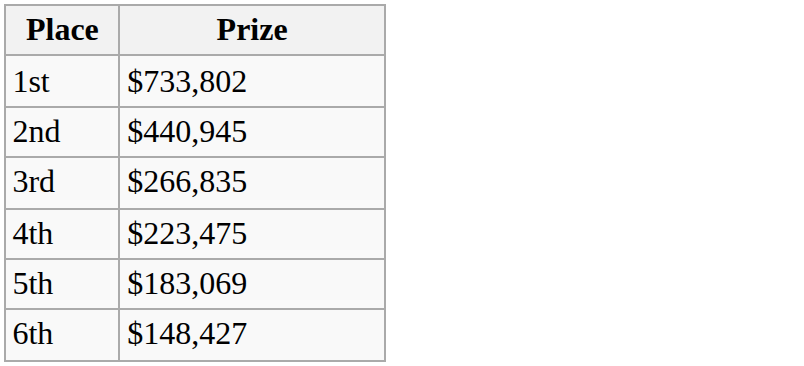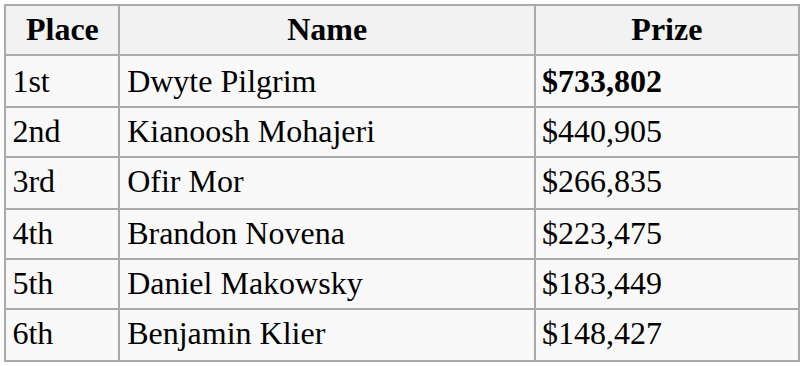+ column: (327, 29)
(187, 80) normal -> (602, 80) bold
(187, 131) $440,945 -> (602, 131) $440,905
(187, 283) $183,069 -> (602, 283) $183,449
